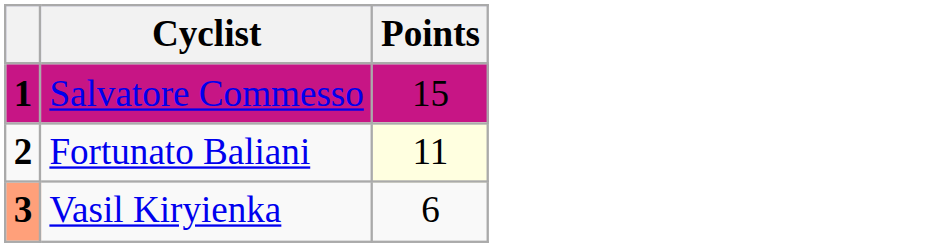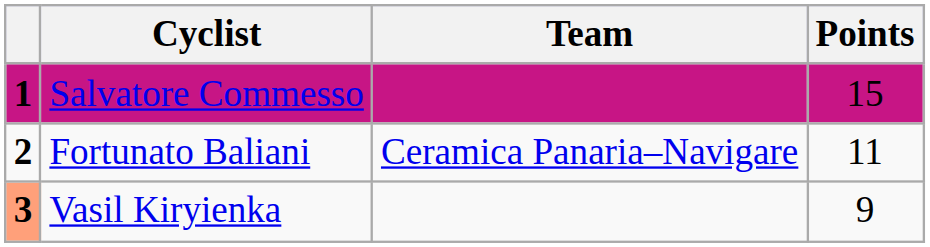+ column: (590, 33)
(430, 151) lightyellow background -> (865, 151) no background
(430, 210) 6 -> (865, 210) 9
